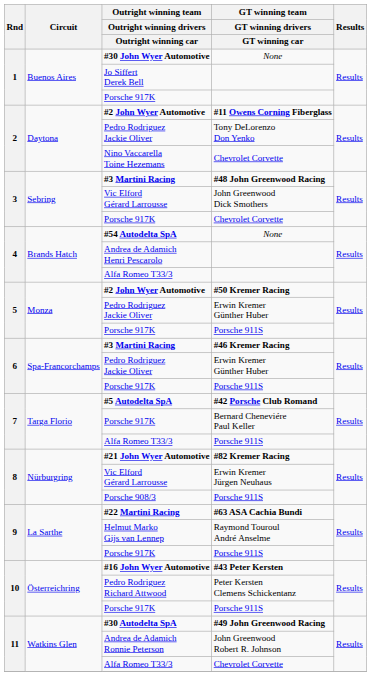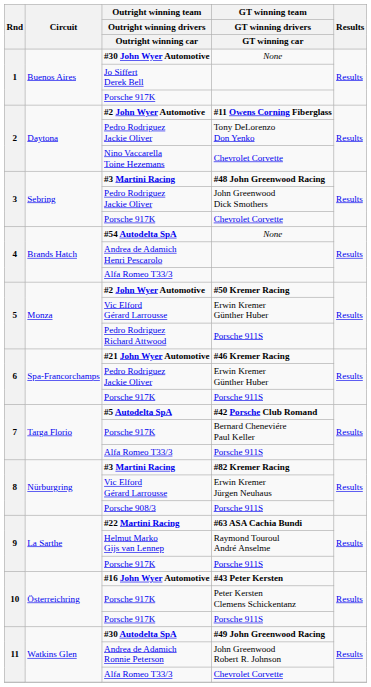(136, 199) Vic Elford Gérard Larrousse -> (135, 199) Pedro Rodriguez Jackie Oliver
(135, 310) Pedro Rodriguez Jackie Oliver -> (136, 310) Vic Elford Gérard Larrousse
(130, 330) Porsche 917K -> (135, 336) Pedro Rodriguez Richard Attwood
(140, 345) #3 Martini Racing -> (157, 356) #21 John Wyer Automotive
(157, 457) #21 John Wyer Automotive -> (140, 467) #3 Martini Racing
(135, 588) Pedro Rodriguez Richard Attwood -> (130, 599) Porsche 917K
